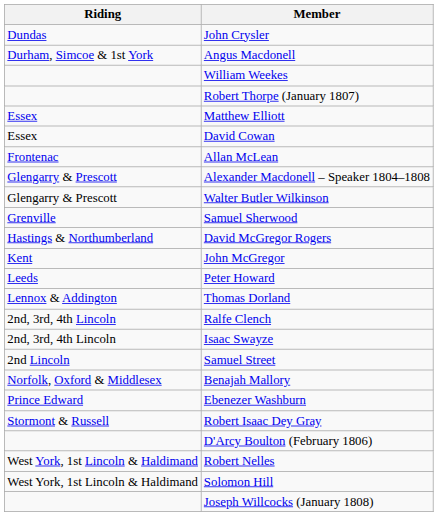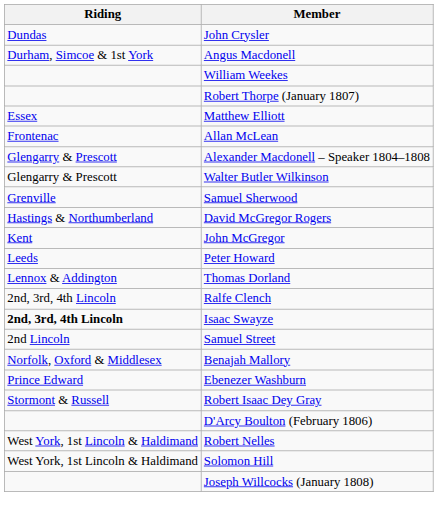- row: (239, 136)
(62, 339) normal -> (65, 319) bold
